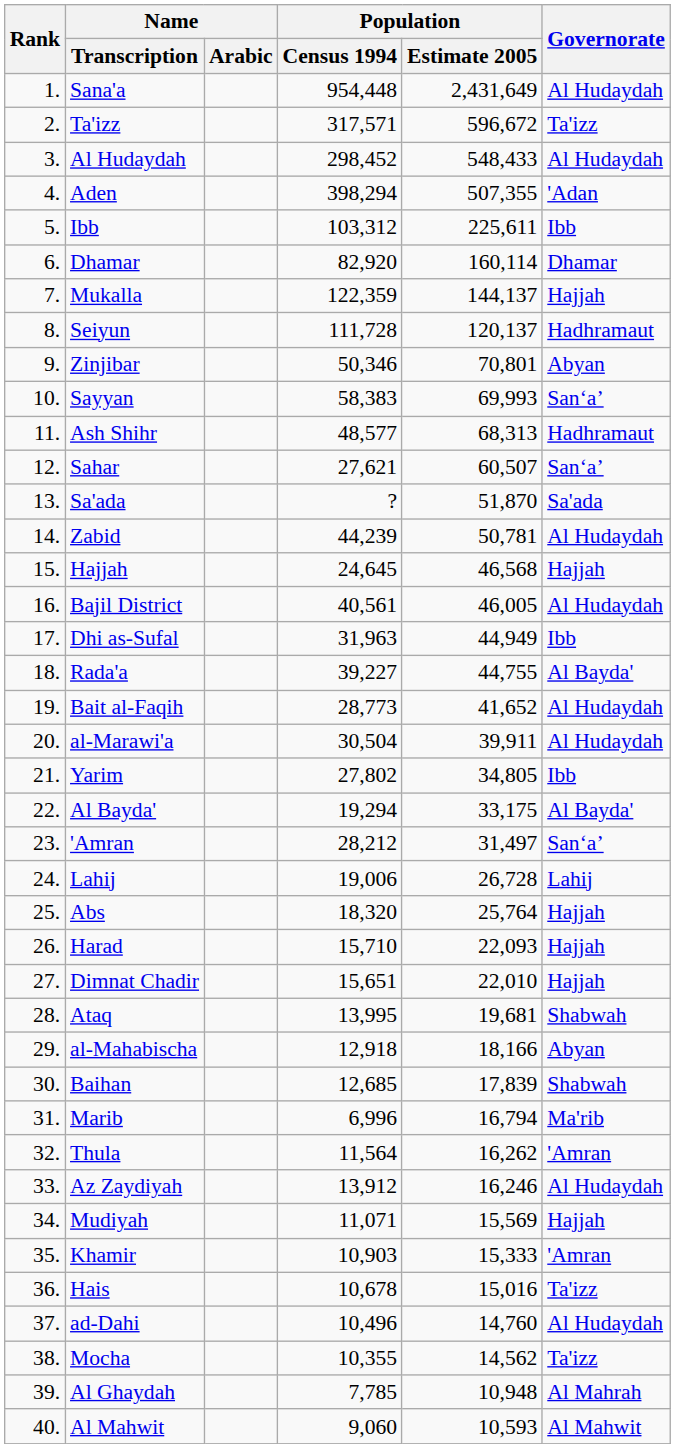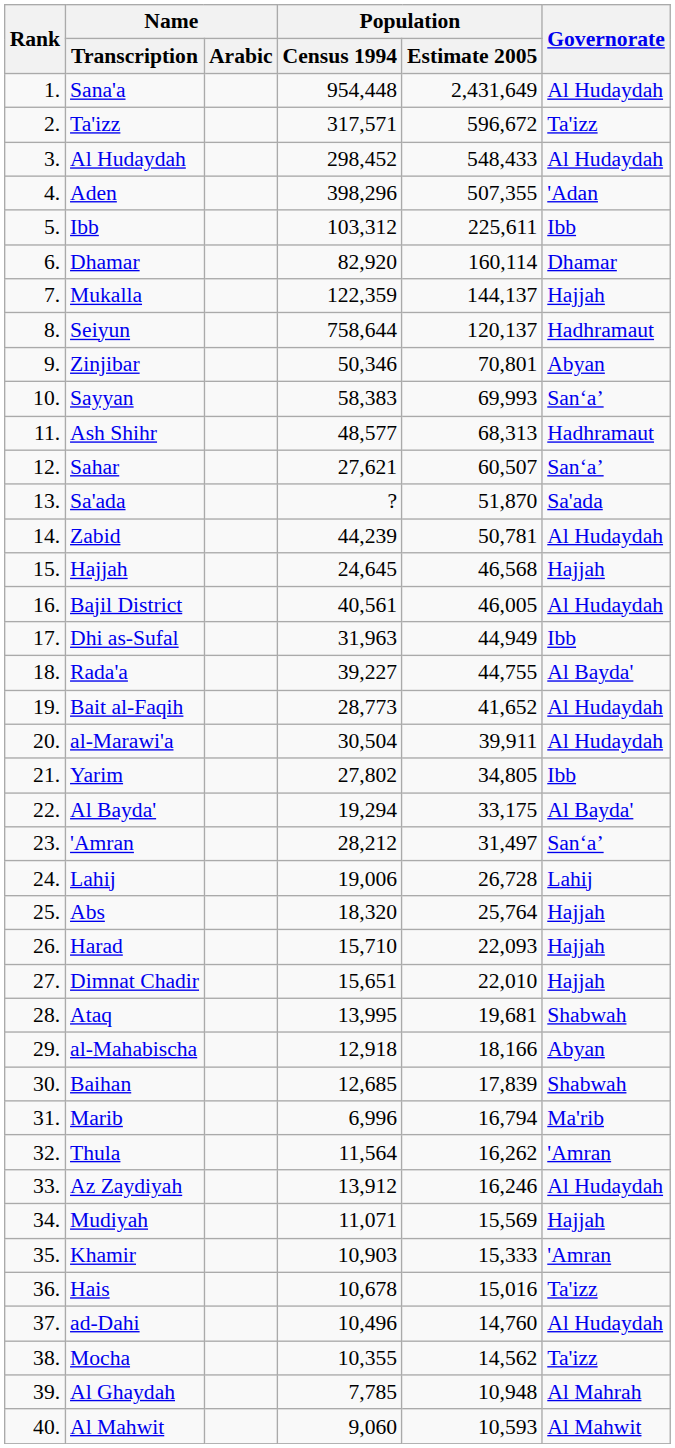(362, 192) 398,294 -> (362, 192) 398,296
(363, 329) 111,728 -> (362, 329) 758,644
